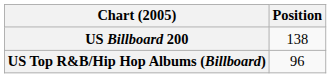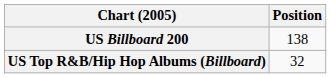(297, 61) 96 -> (297, 61) 32
